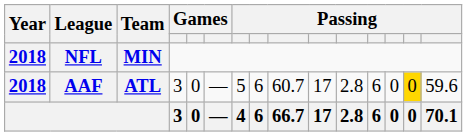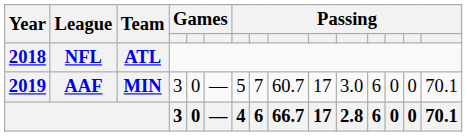(143, 57) MIN -> (143, 57) ATL
(27, 86) 2018 -> (27, 86) 2019
(143, 86) ATL -> (143, 86) MIN
(259, 86) 6 -> (259, 86) 7
(352, 86) 2.8 -> (352, 86) 3.0
(412, 86) gold background -> (412, 86) no background
(442, 86) 59.6 -> (442, 86) 70.1
